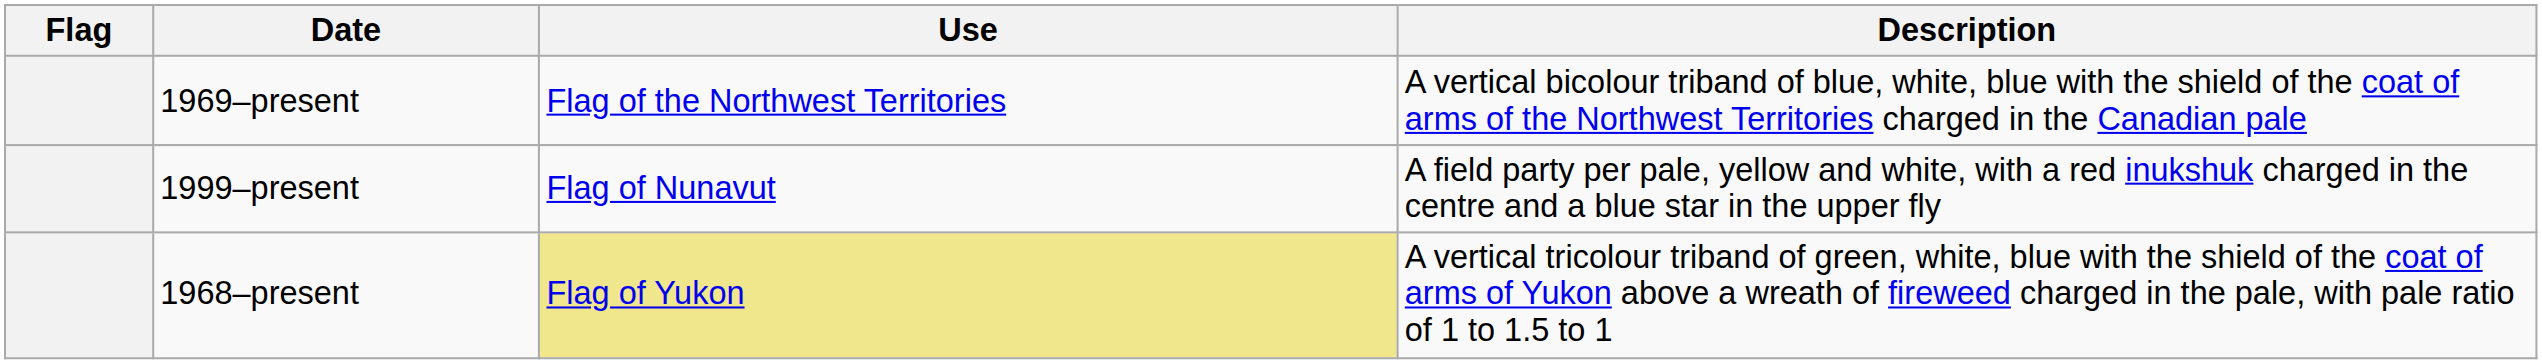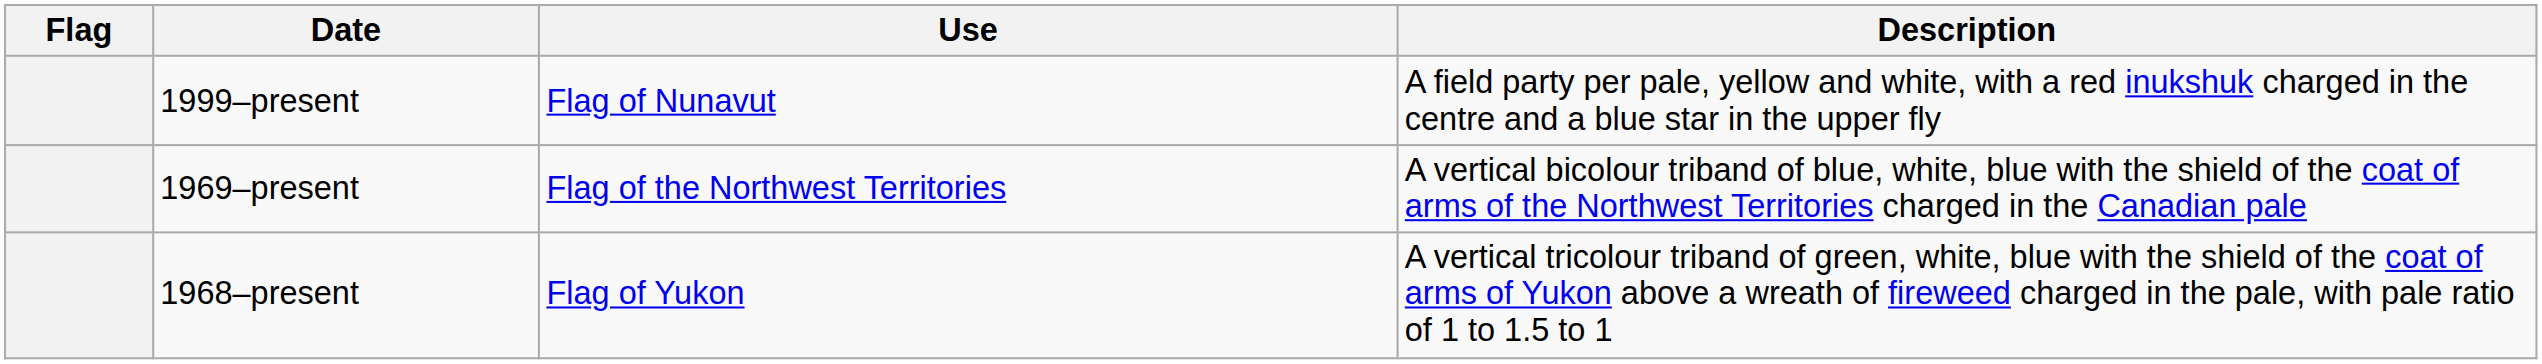rows swapped: (260, 100) <-> (260, 188)
(646, 294) khaki background -> (646, 294) no background
